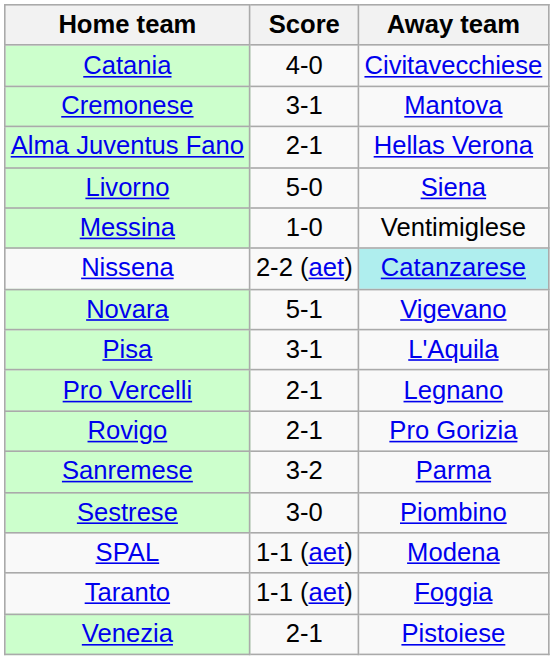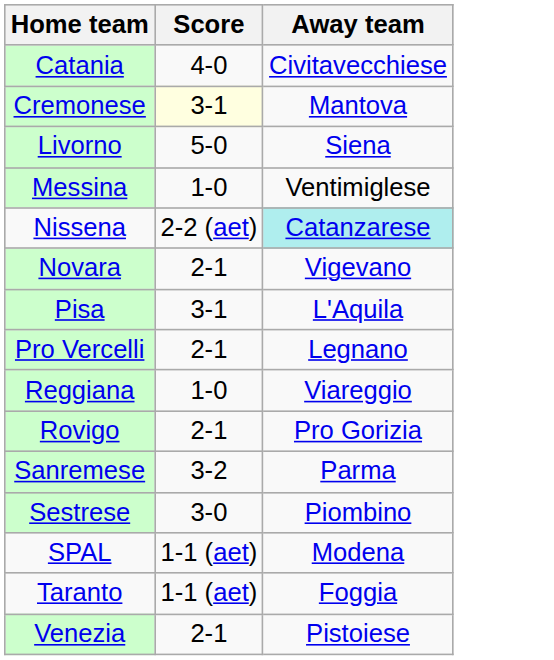(304, 106) no background -> (209, 106) lightyellow background
- row: (127, 146)
(304, 308) 5-1 -> (209, 268) 2-1
+ row: (80, 390)
